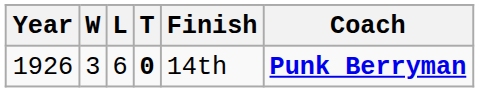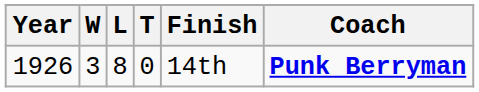(120, 67) 6 -> (120, 67) 8
(147, 67) bold -> (147, 67) normal
